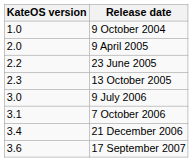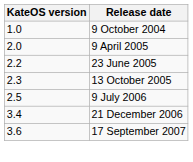(14, 98) 3.0 -> (14, 98) 2.5
- row: (129, 115)
